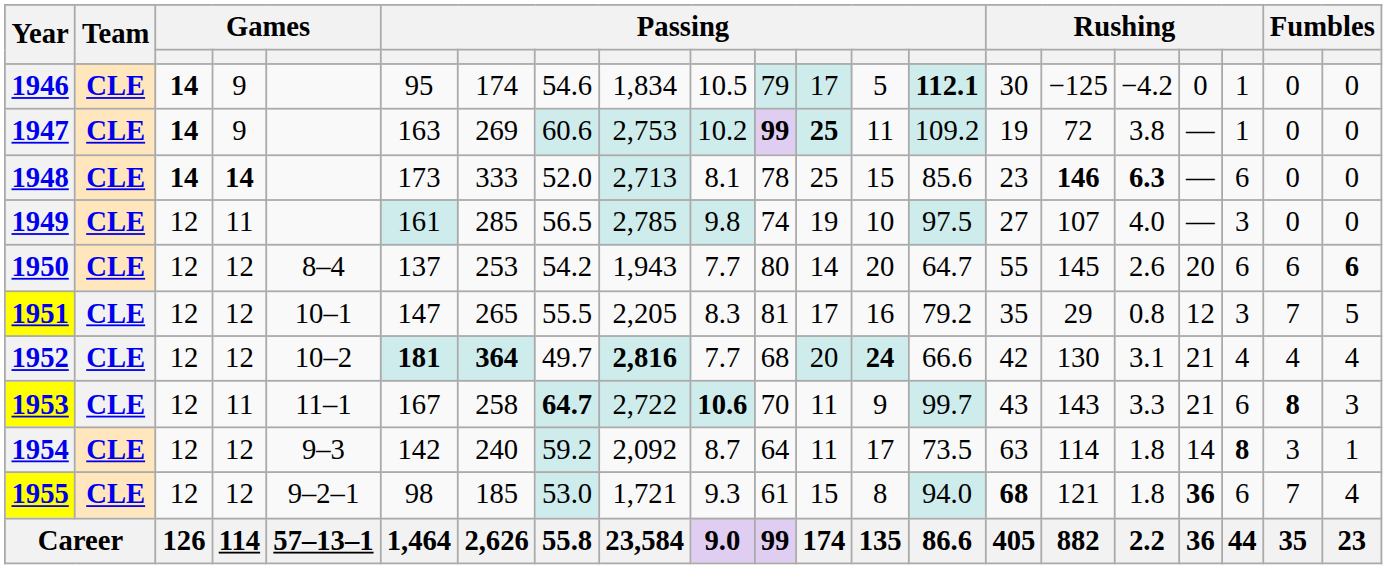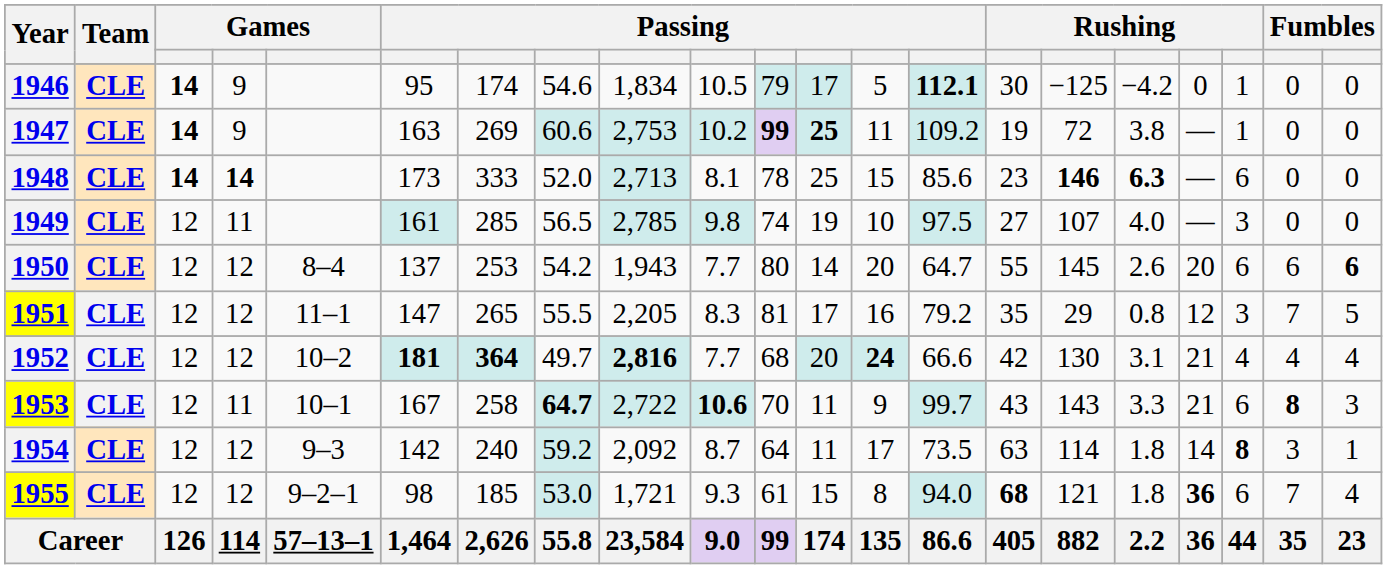(323, 312) 10–1 -> (323, 312) 11–1
(323, 403) 11–1 -> (323, 403) 10–1
